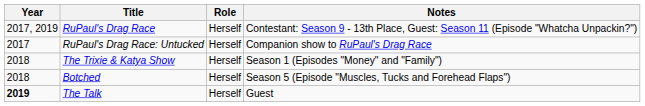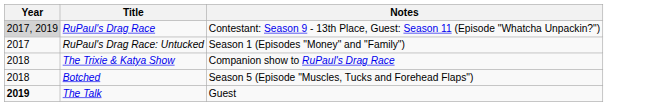- column: (225, 12)
(32, 28) no background -> (32, 28) lightgrey background
(339, 45) Companion show to RuPaul's Drag Race -> (307, 45) Season 1 (Episodes "Money" and "Family")
(344, 61) Season 1 (Episodes "Money" and "Family") -> (302, 61) Companion show to RuPaul's Drag Race
